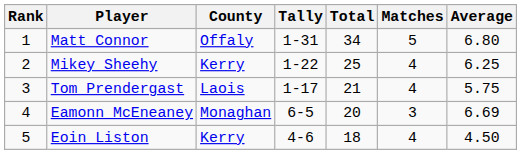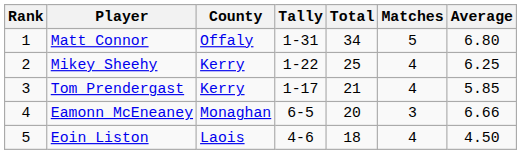(222, 89) Laois -> (222, 89) Kerry
(482, 89) 5.75 -> (482, 89) 5.85
(482, 113) 6.69 -> (482, 113) 6.66
(222, 137) Kerry -> (222, 137) Laois
